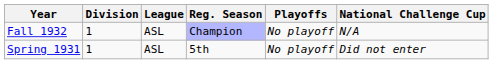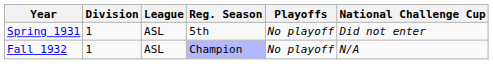rows swapped: (44, 49) <-> (37, 31)
